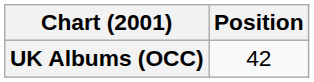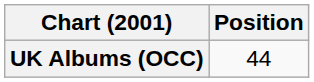(259, 58) 42 -> (259, 58) 44
